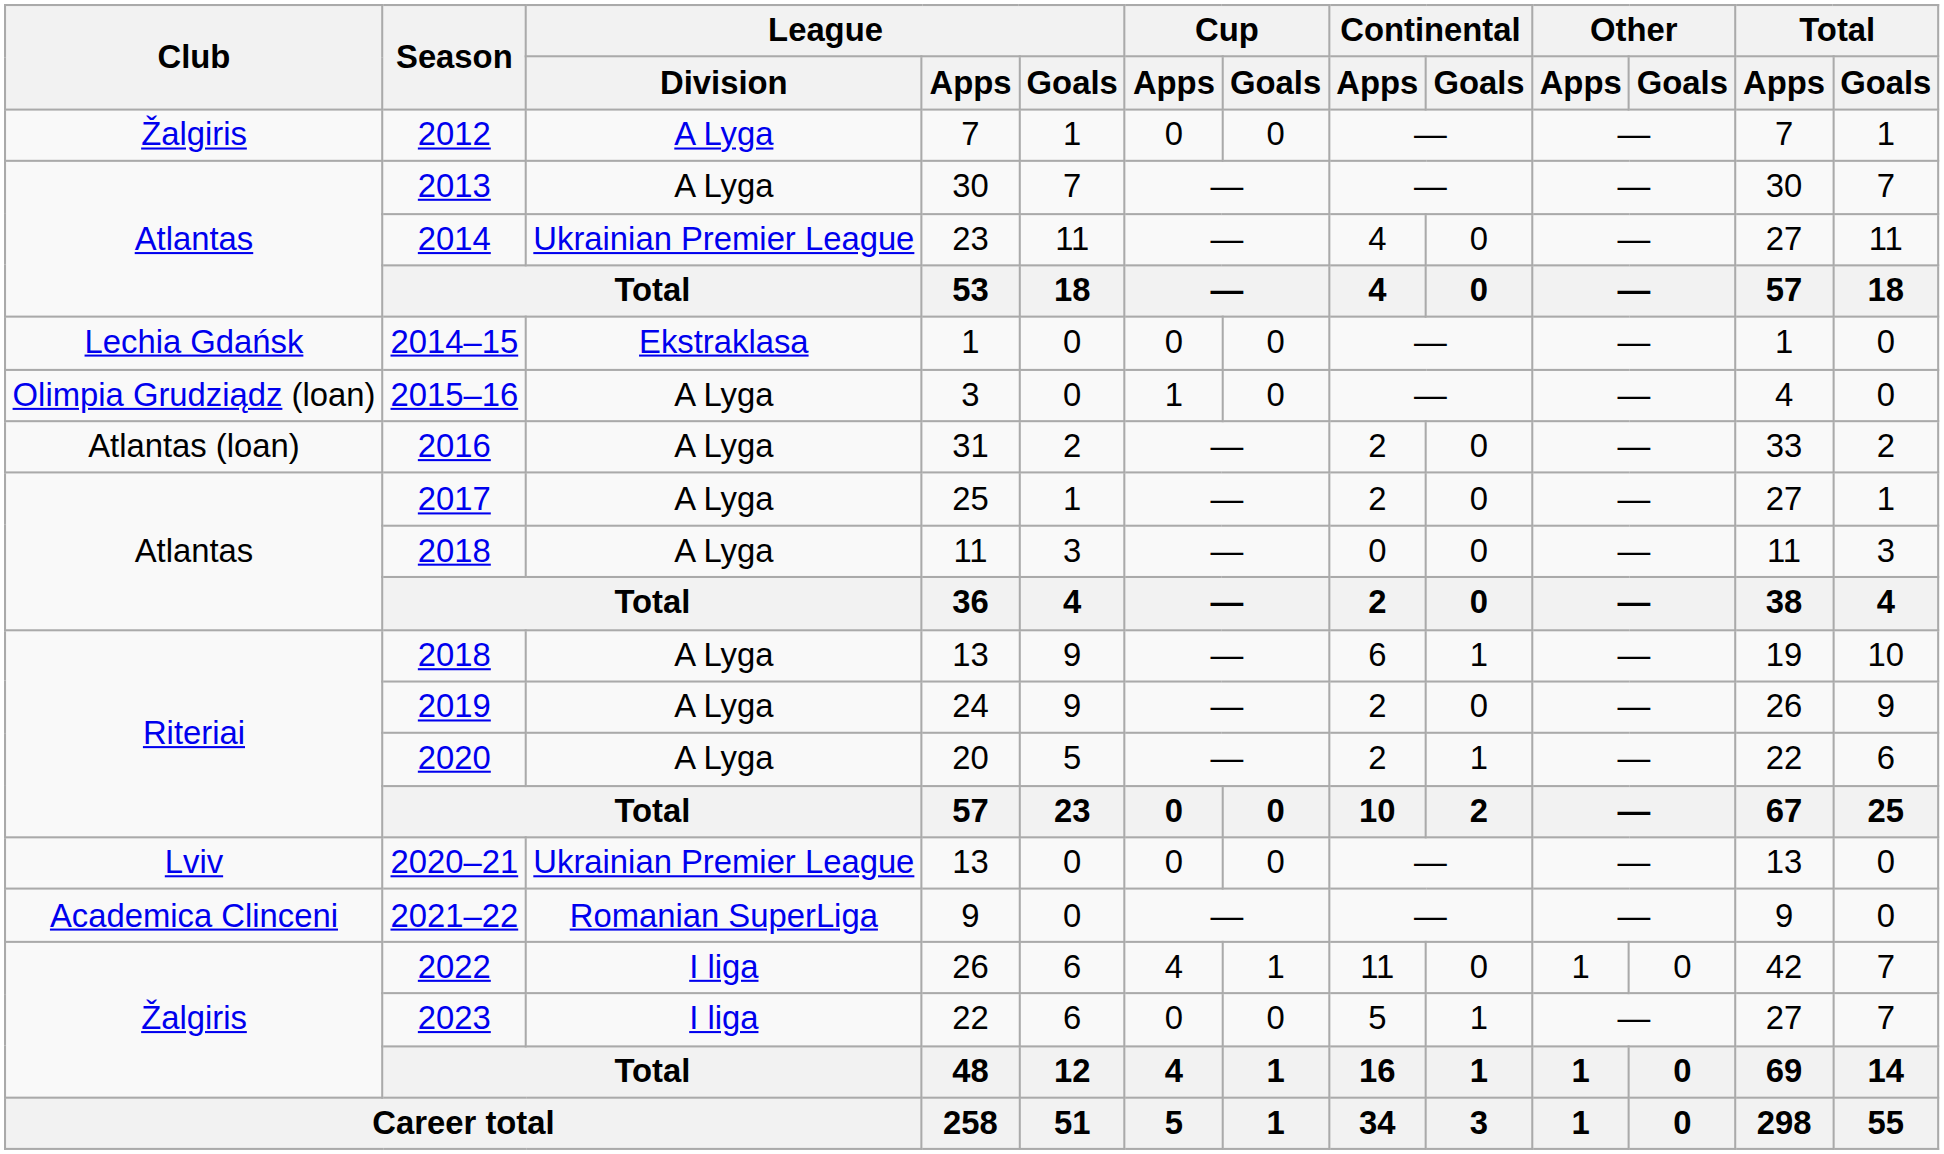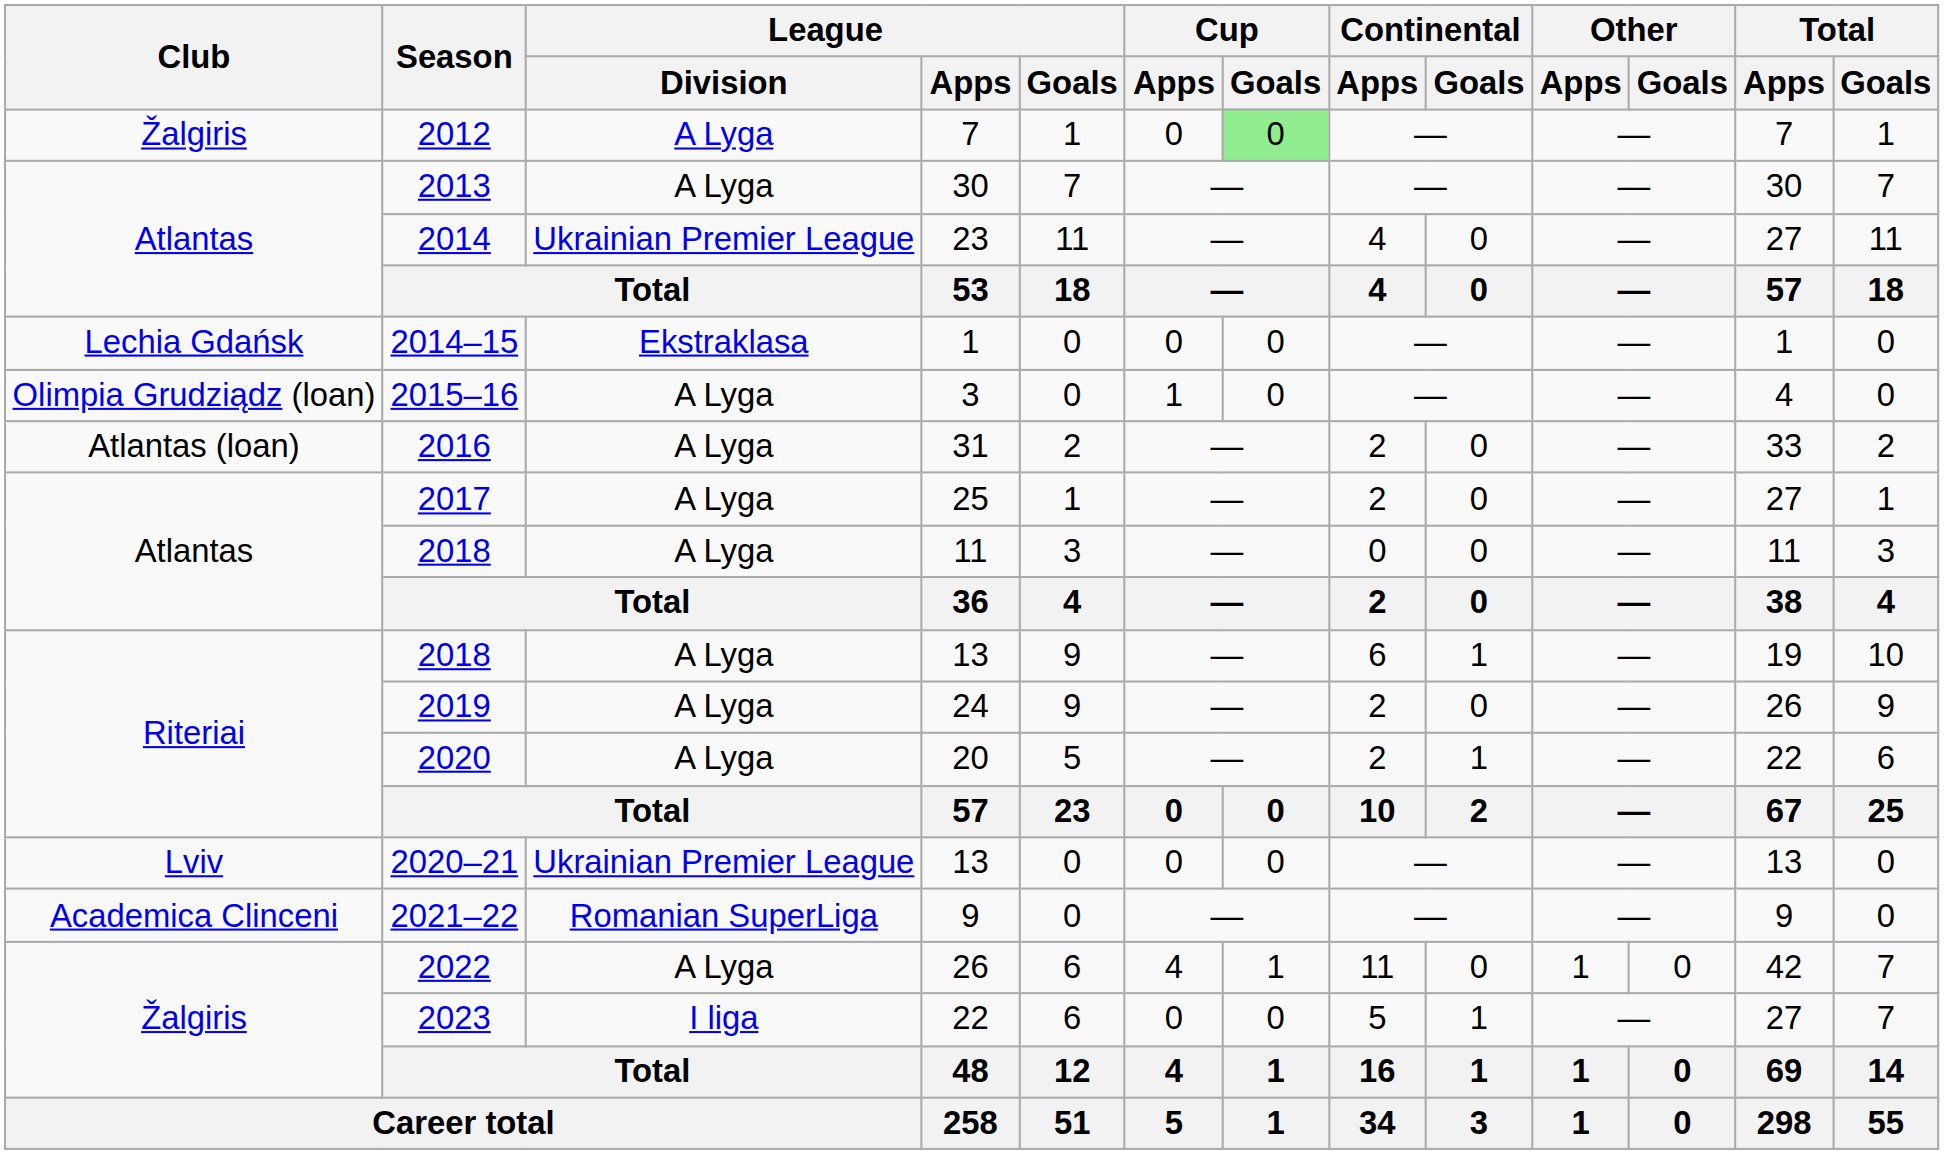(1276, 134) no background -> (1276, 134) lightgreen background
(724, 966) I liga -> (724, 966) A Lyga
